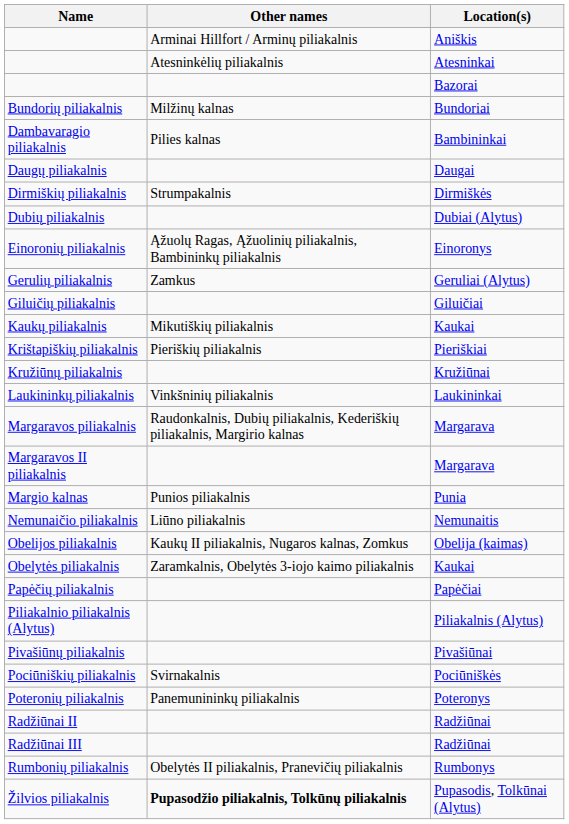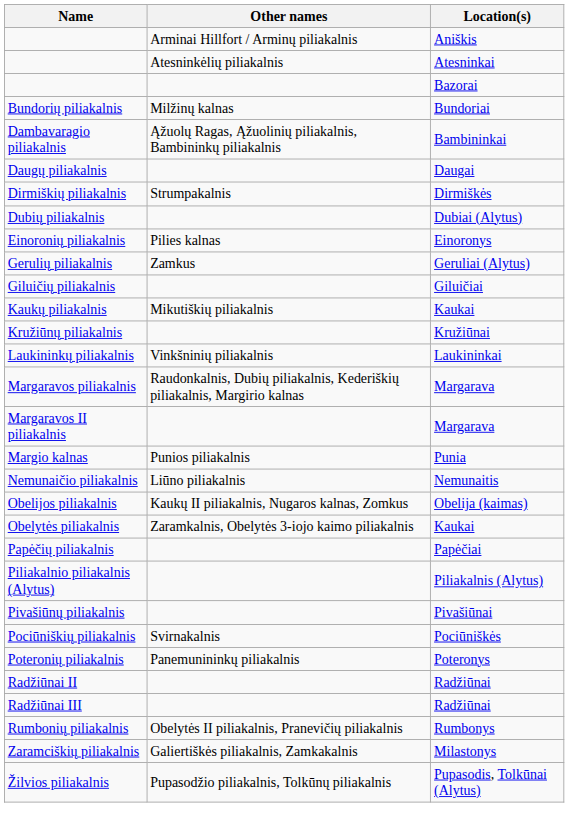(185, 139) Pilies kalnas -> (254, 139) Ąžuolų Ragas, Ąžuolinių piliakalnis, Bambininkų piliakalnis
(254, 248) Ąžuolų Ragas, Ąžuolinių piliakalnis, Bambininkų piliakalnis -> (185, 240) Pilies kalnas
- row: (73, 349)
+ row: (73, 751)
(278, 799) bold -> (271, 782) normal
